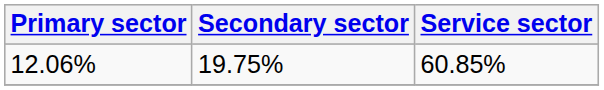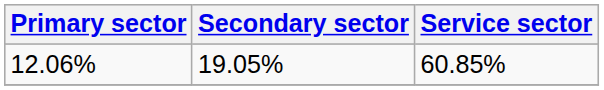(241, 64) 19.75% -> (241, 64) 19.05%
